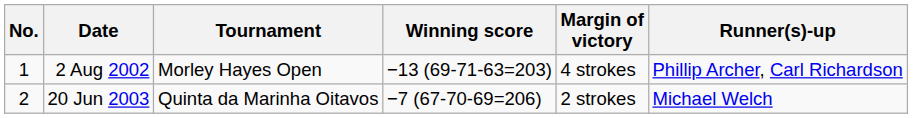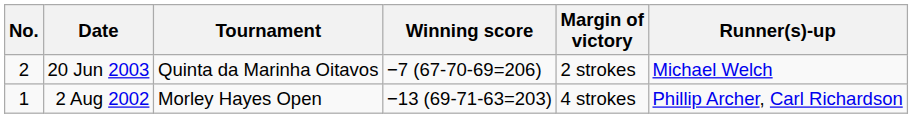rows swapped: (103, 70) <-> (98, 99)
